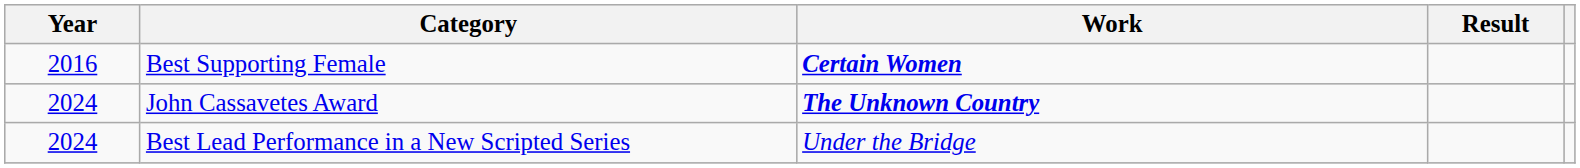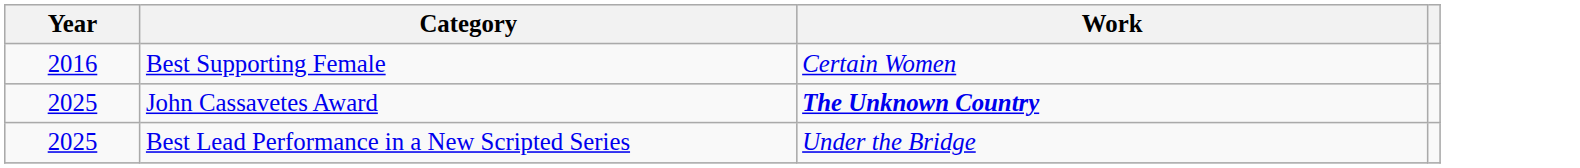- column: (1496, 24)
(882, 63) bold -> (879, 63) normal
(72, 102) 2024 -> (72, 102) 2025
(72, 142) 2024 -> (72, 142) 2025
